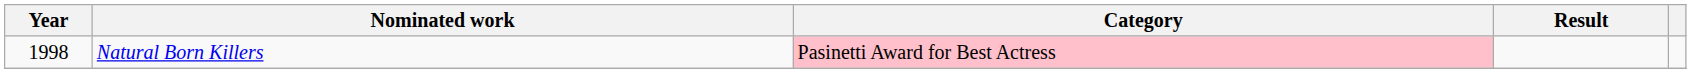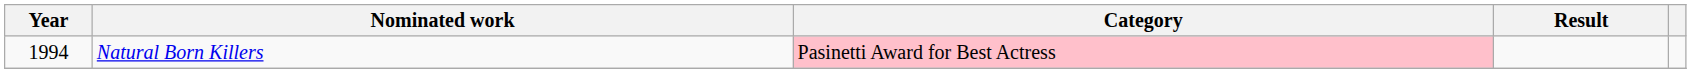(48, 52) 1998 -> (48, 52) 1994
